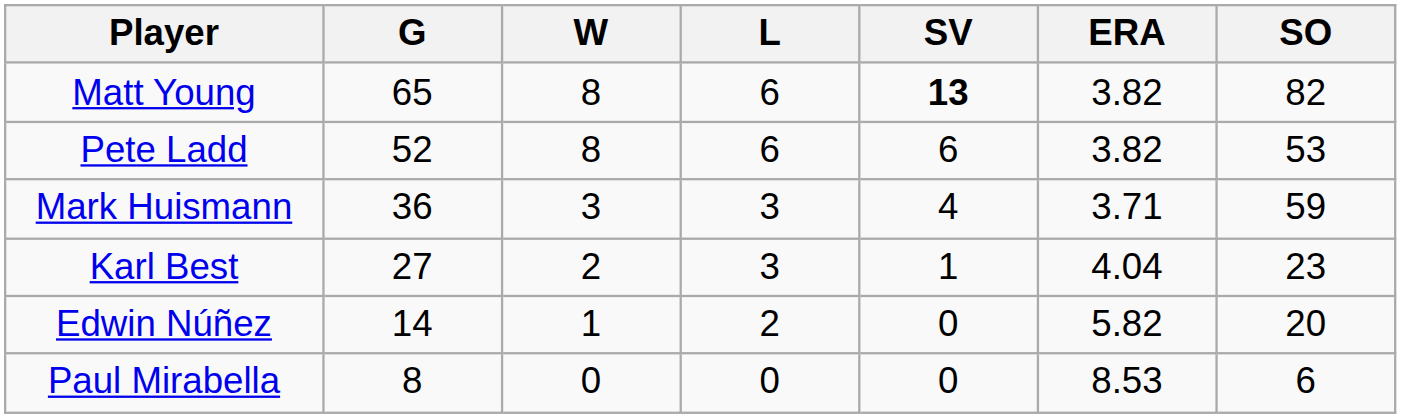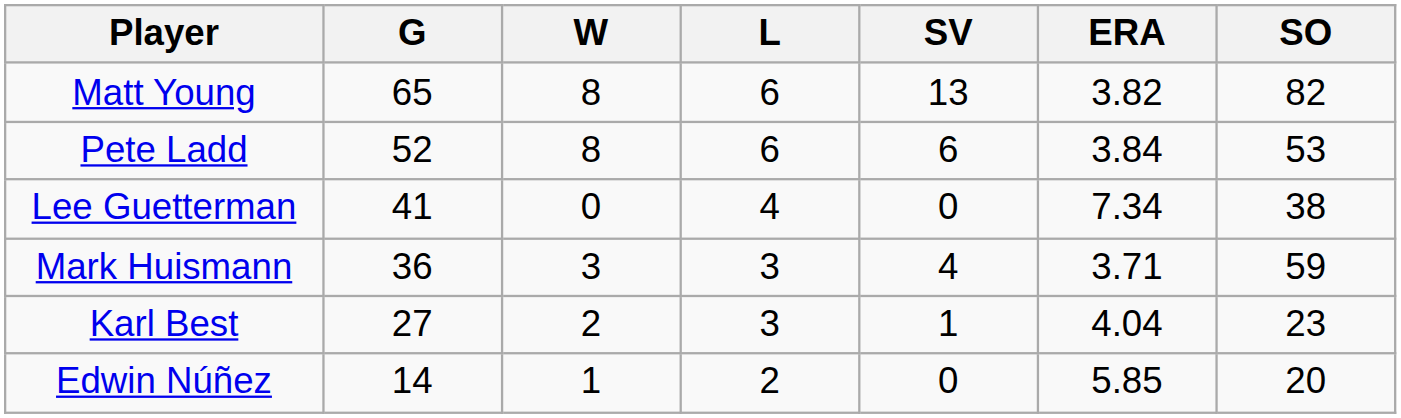(948, 91) bold -> (948, 91) normal
(1127, 149) 3.82 -> (1127, 149) 3.84
+ row: (164, 207)
(1127, 324) 5.82 -> (1127, 382) 5.85
- row: (164, 382)
